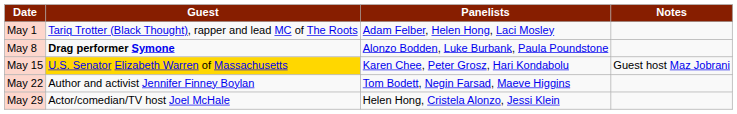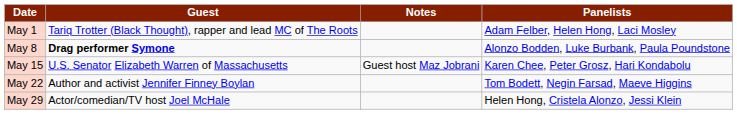columns swapped: (486, 13) <-> (672, 13)
(168, 65) gold background -> (168, 65) no background
